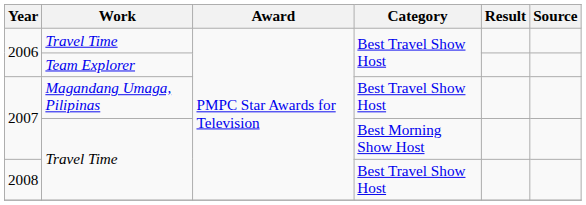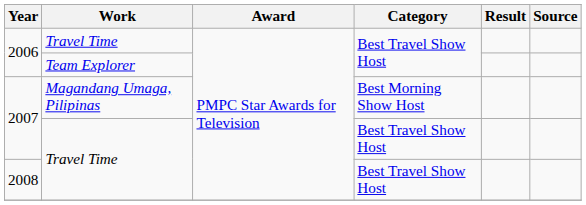(411, 97) Best Travel Show Host -> (399, 97) Best Morning Show Host
(399, 138) Best Morning Show Host -> (411, 138) Best Travel Show Host
